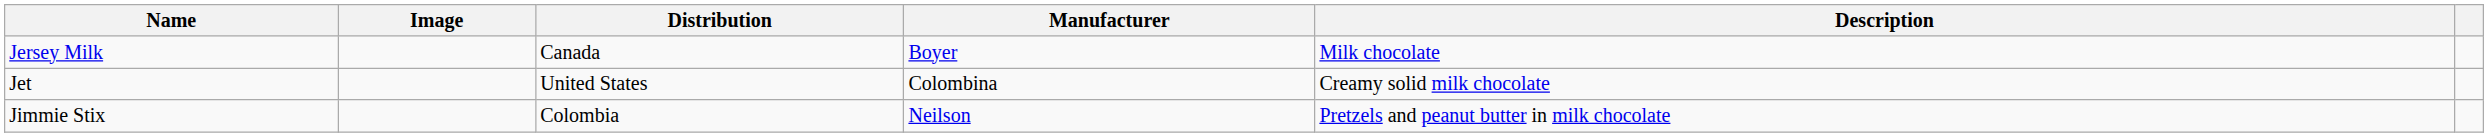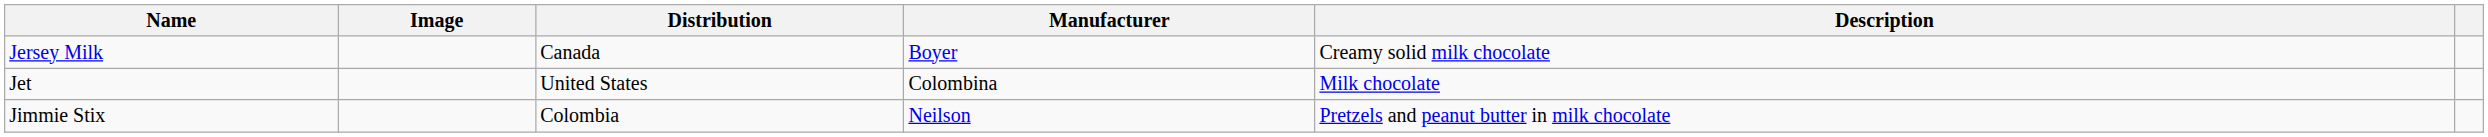(1380, 52) Milk chocolate -> (1435, 52) Creamy solid milk chocolate
(1435, 83) Creamy solid milk chocolate -> (1380, 83) Milk chocolate
